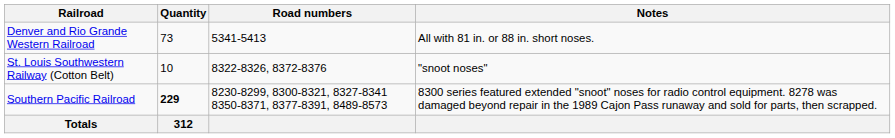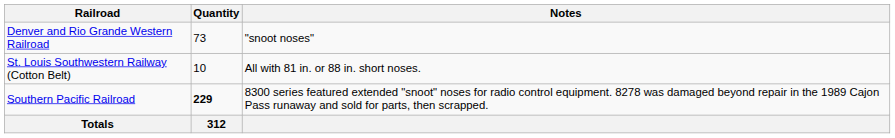- column: (312, 13)
(506, 37) All with 81 in. or 88 in. short noses. -> (279, 37) "snoot noses"
(453, 68) "snoot noses" -> (333, 68) All with 81 in. or 88 in. short noses.
